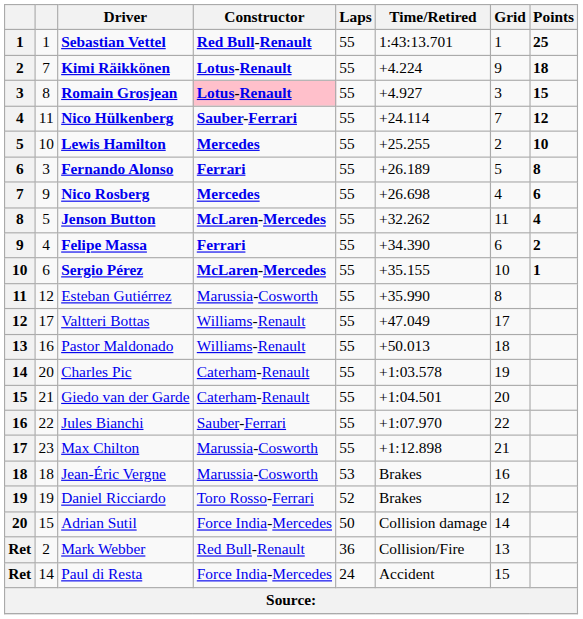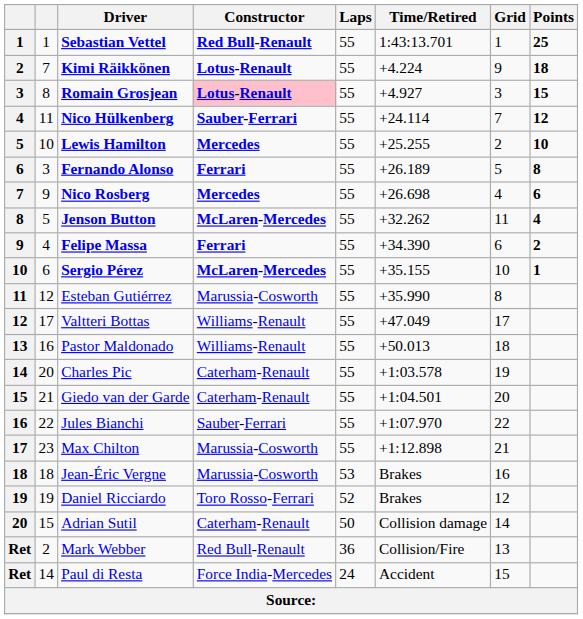(264, 523) Force India-Mercedes -> (253, 523) Caterham-Renault
